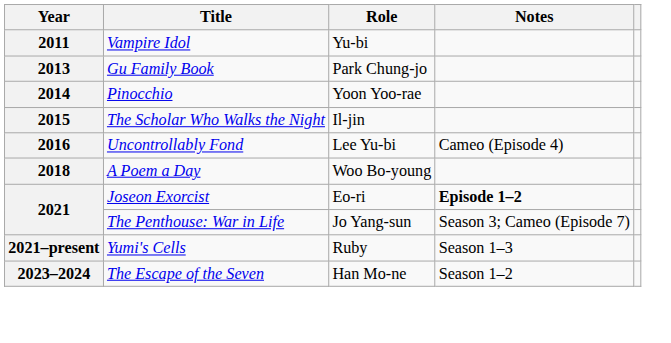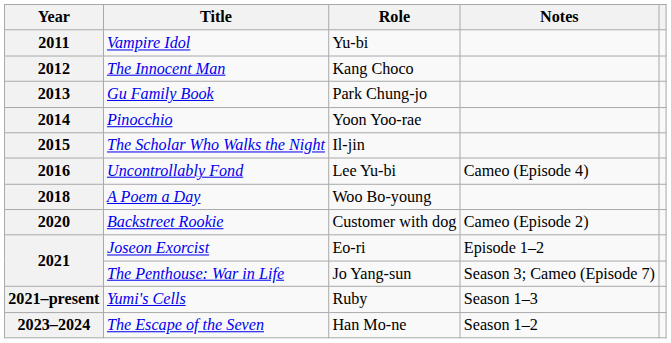+ row: (54, 68)
+ row: (54, 222)
(480, 196) bold -> (504, 247) normal
